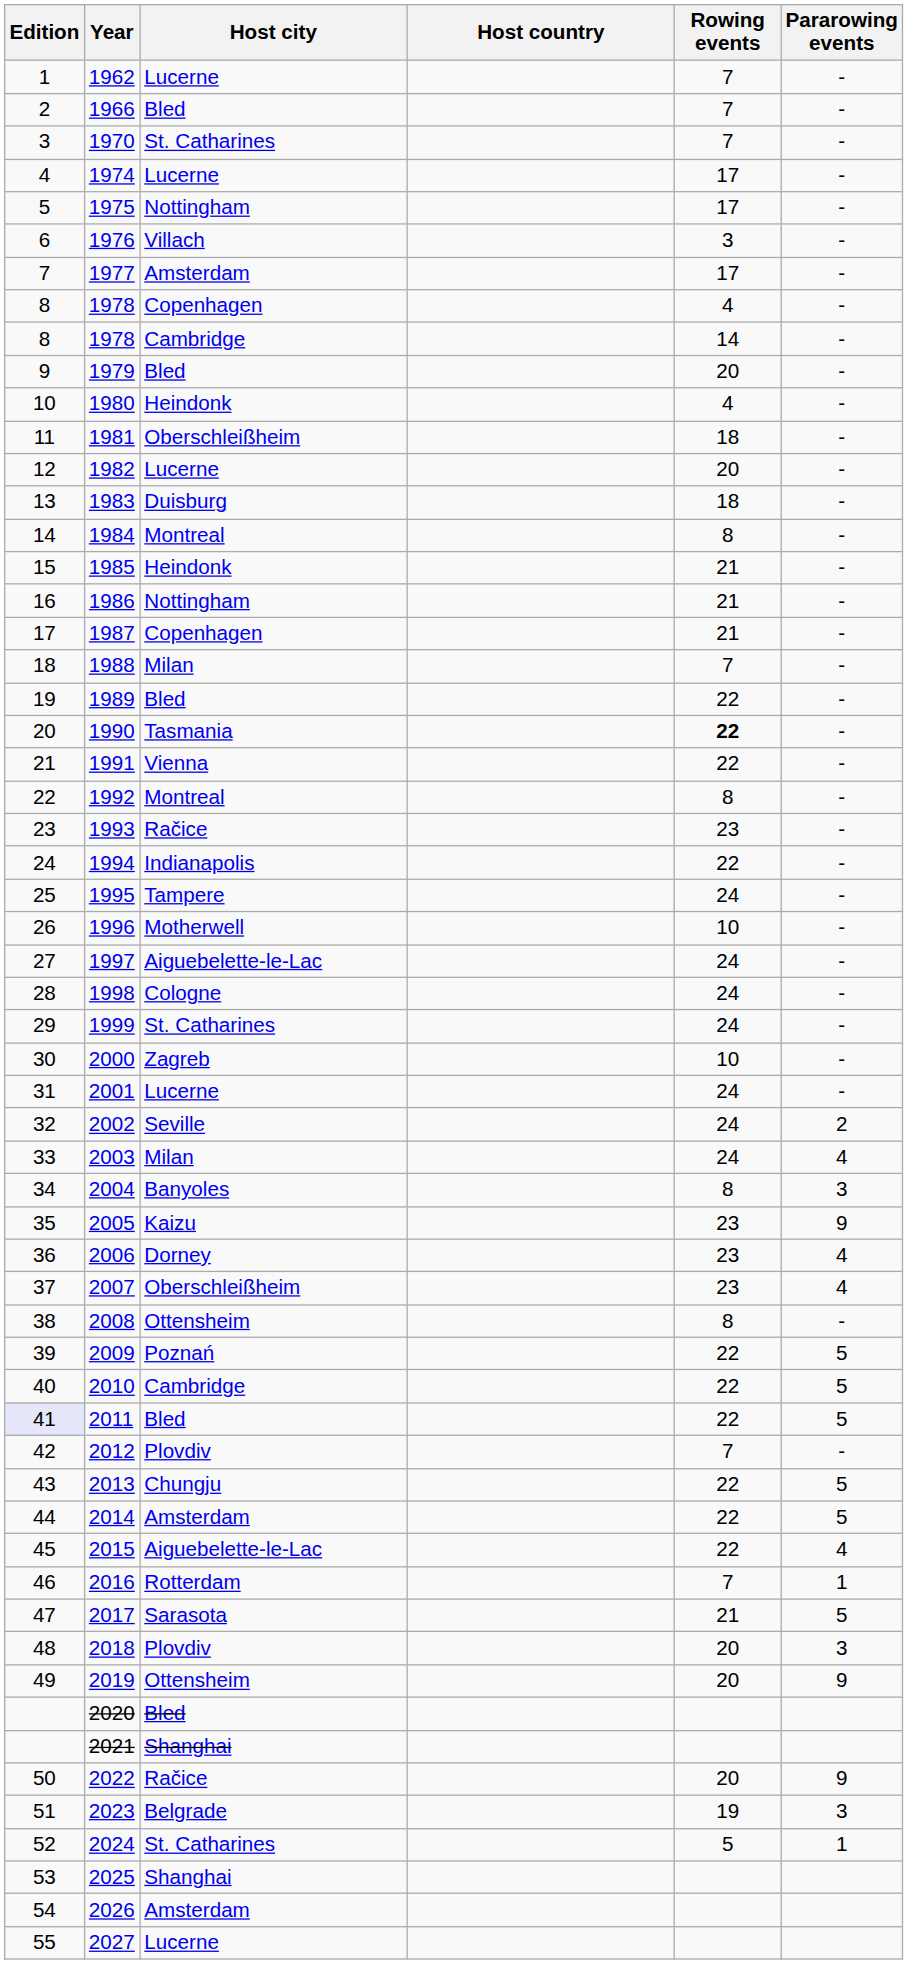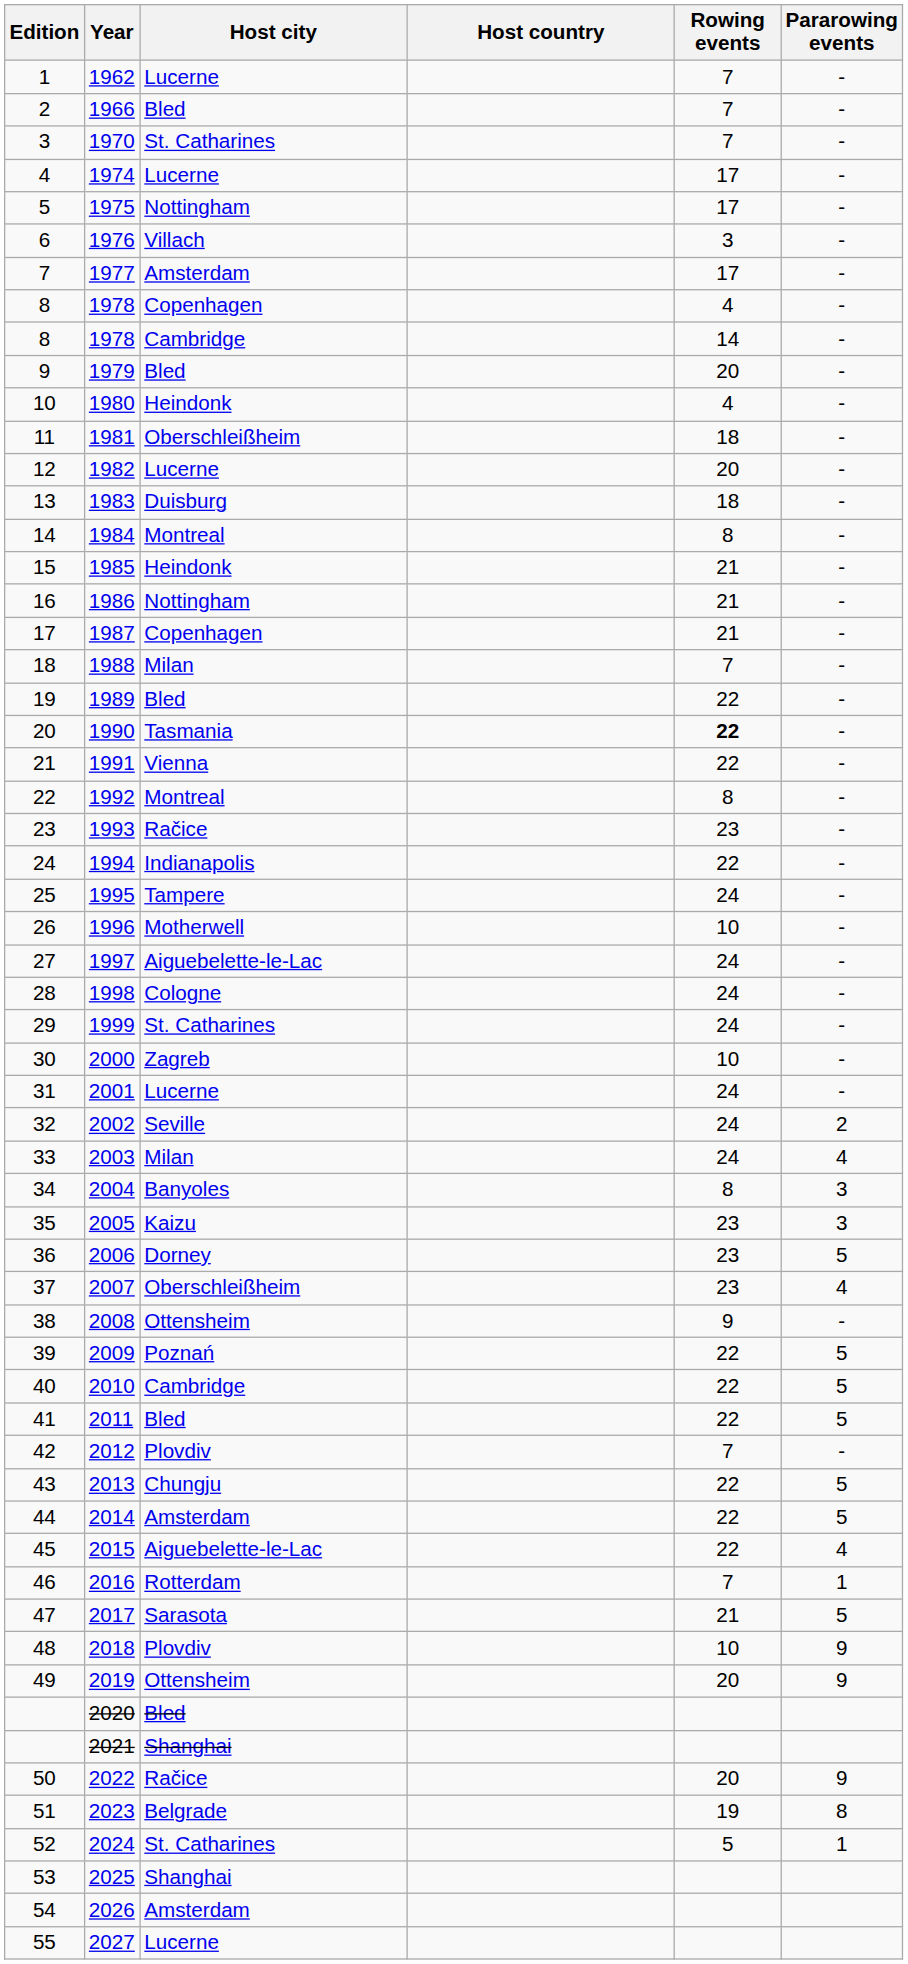(842, 1222) 9 -> (842, 1222) 3
(842, 1255) 4 -> (842, 1255) 5
(728, 1320) 8 -> (728, 1320) 9
(44, 1418) lavender background -> (44, 1418) no background
(728, 1648) 20 -> (728, 1648) 10
(842, 1648) 3 -> (842, 1648) 9
(842, 1811) 3 -> (842, 1811) 8
